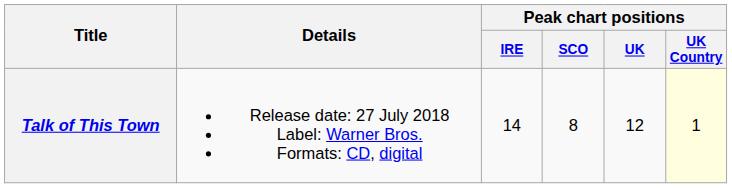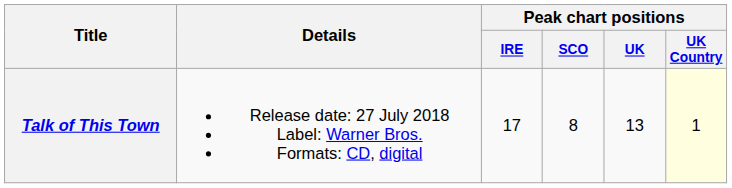(512, 125) 14 -> (512, 125) 17
(635, 125) 12 -> (635, 125) 13
